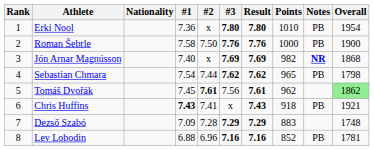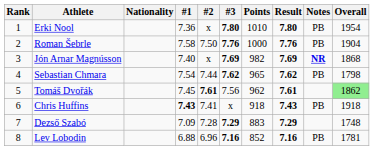columns swapped: (257, 12) <-> (289, 12)
(351, 43) 1900 -> (351, 43) 1904
(351, 106) 1921 -> (351, 106) 1918
